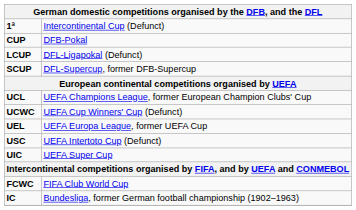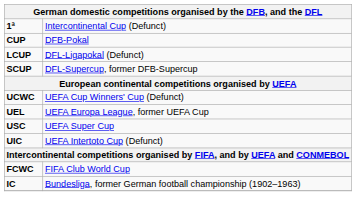- row: (16, 98)
(102, 141) UEFA Intertoto Cup (Defunct) -> (79, 127) UEFA Super Cup
(78, 155) UEFA Super Cup -> (104, 141) UEFA Intertoto Cup (Defunct)
